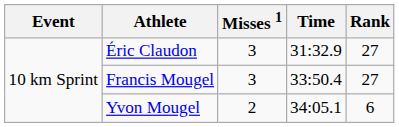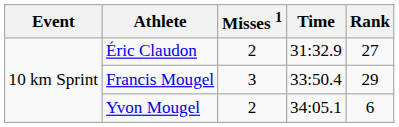(252, 51) 3 -> (252, 51) 2
(370, 80) 27 -> (370, 80) 29
